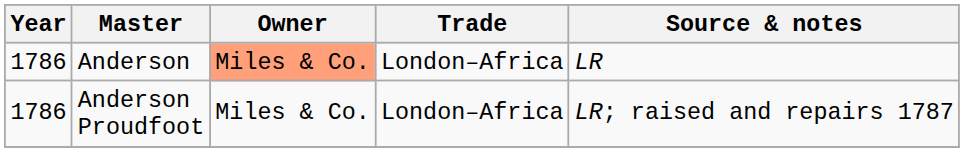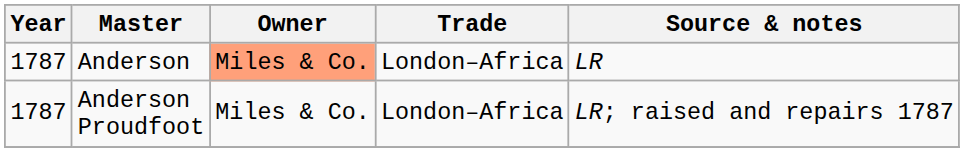(39, 62) 1786 -> (39, 62) 1787
(39, 114) 1786 -> (39, 114) 1787
